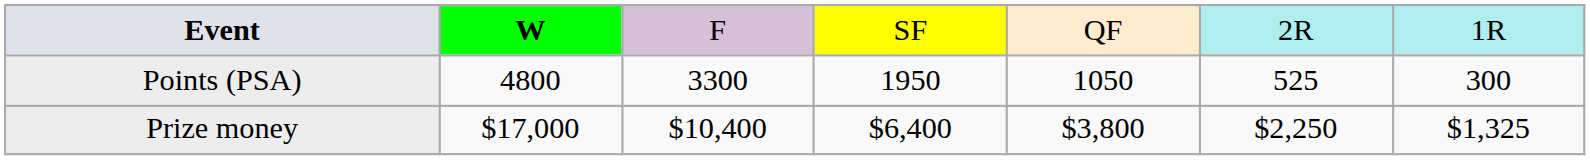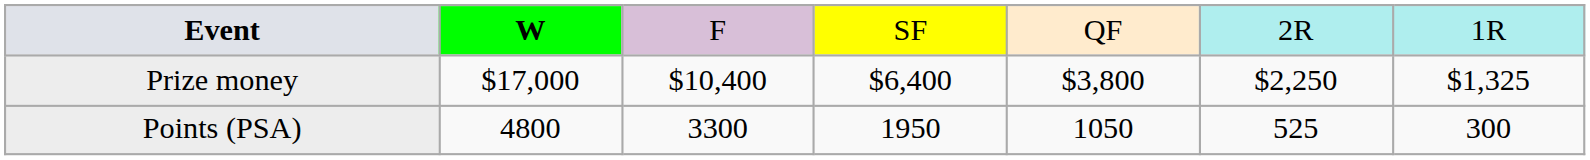rows swapped: (222, 79) <-> (222, 129)
